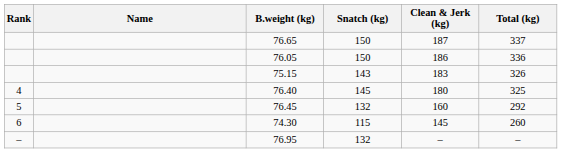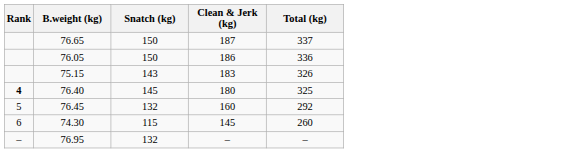- column: (140, 18)
(19, 90) normal -> (19, 90) bold
